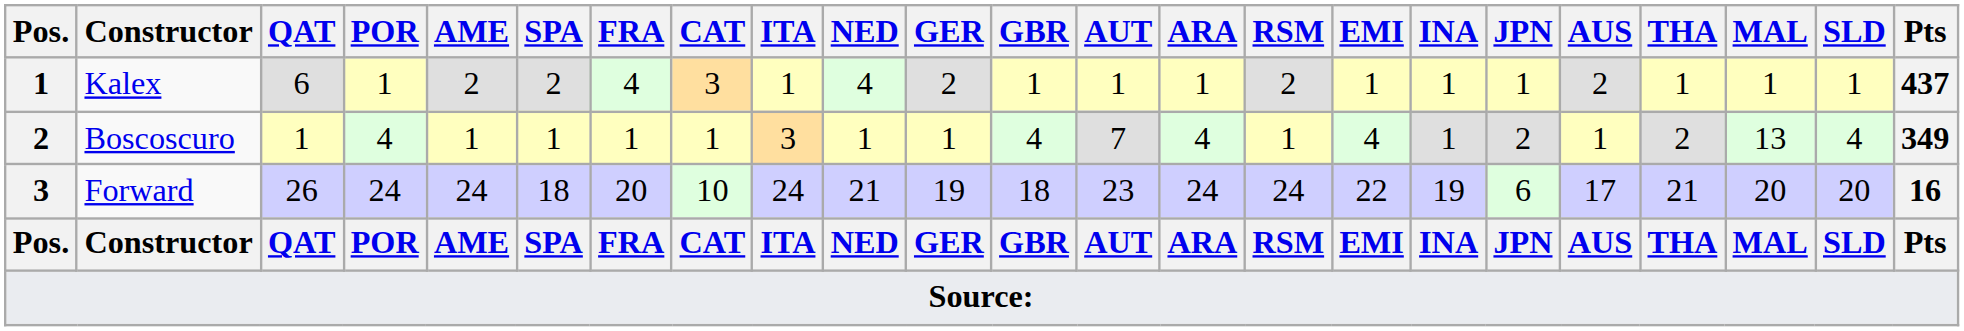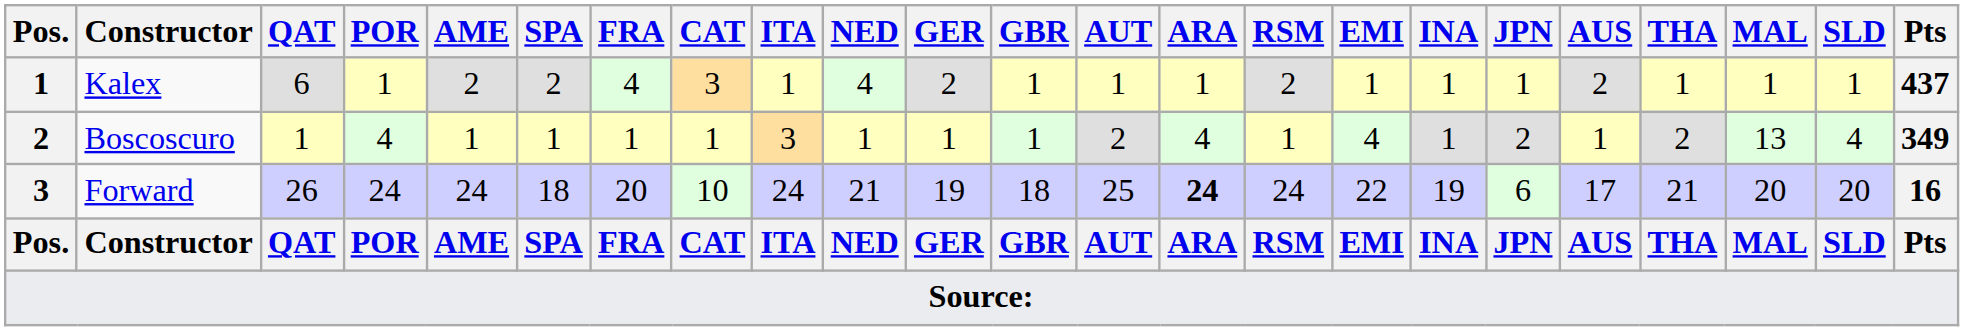(1034, 137) 4 -> (1034, 137) 1
(1118, 137) 7 -> (1118, 137) 2
(1118, 190) 23 -> (1118, 190) 25
(1202, 190) normal -> (1202, 190) bold
